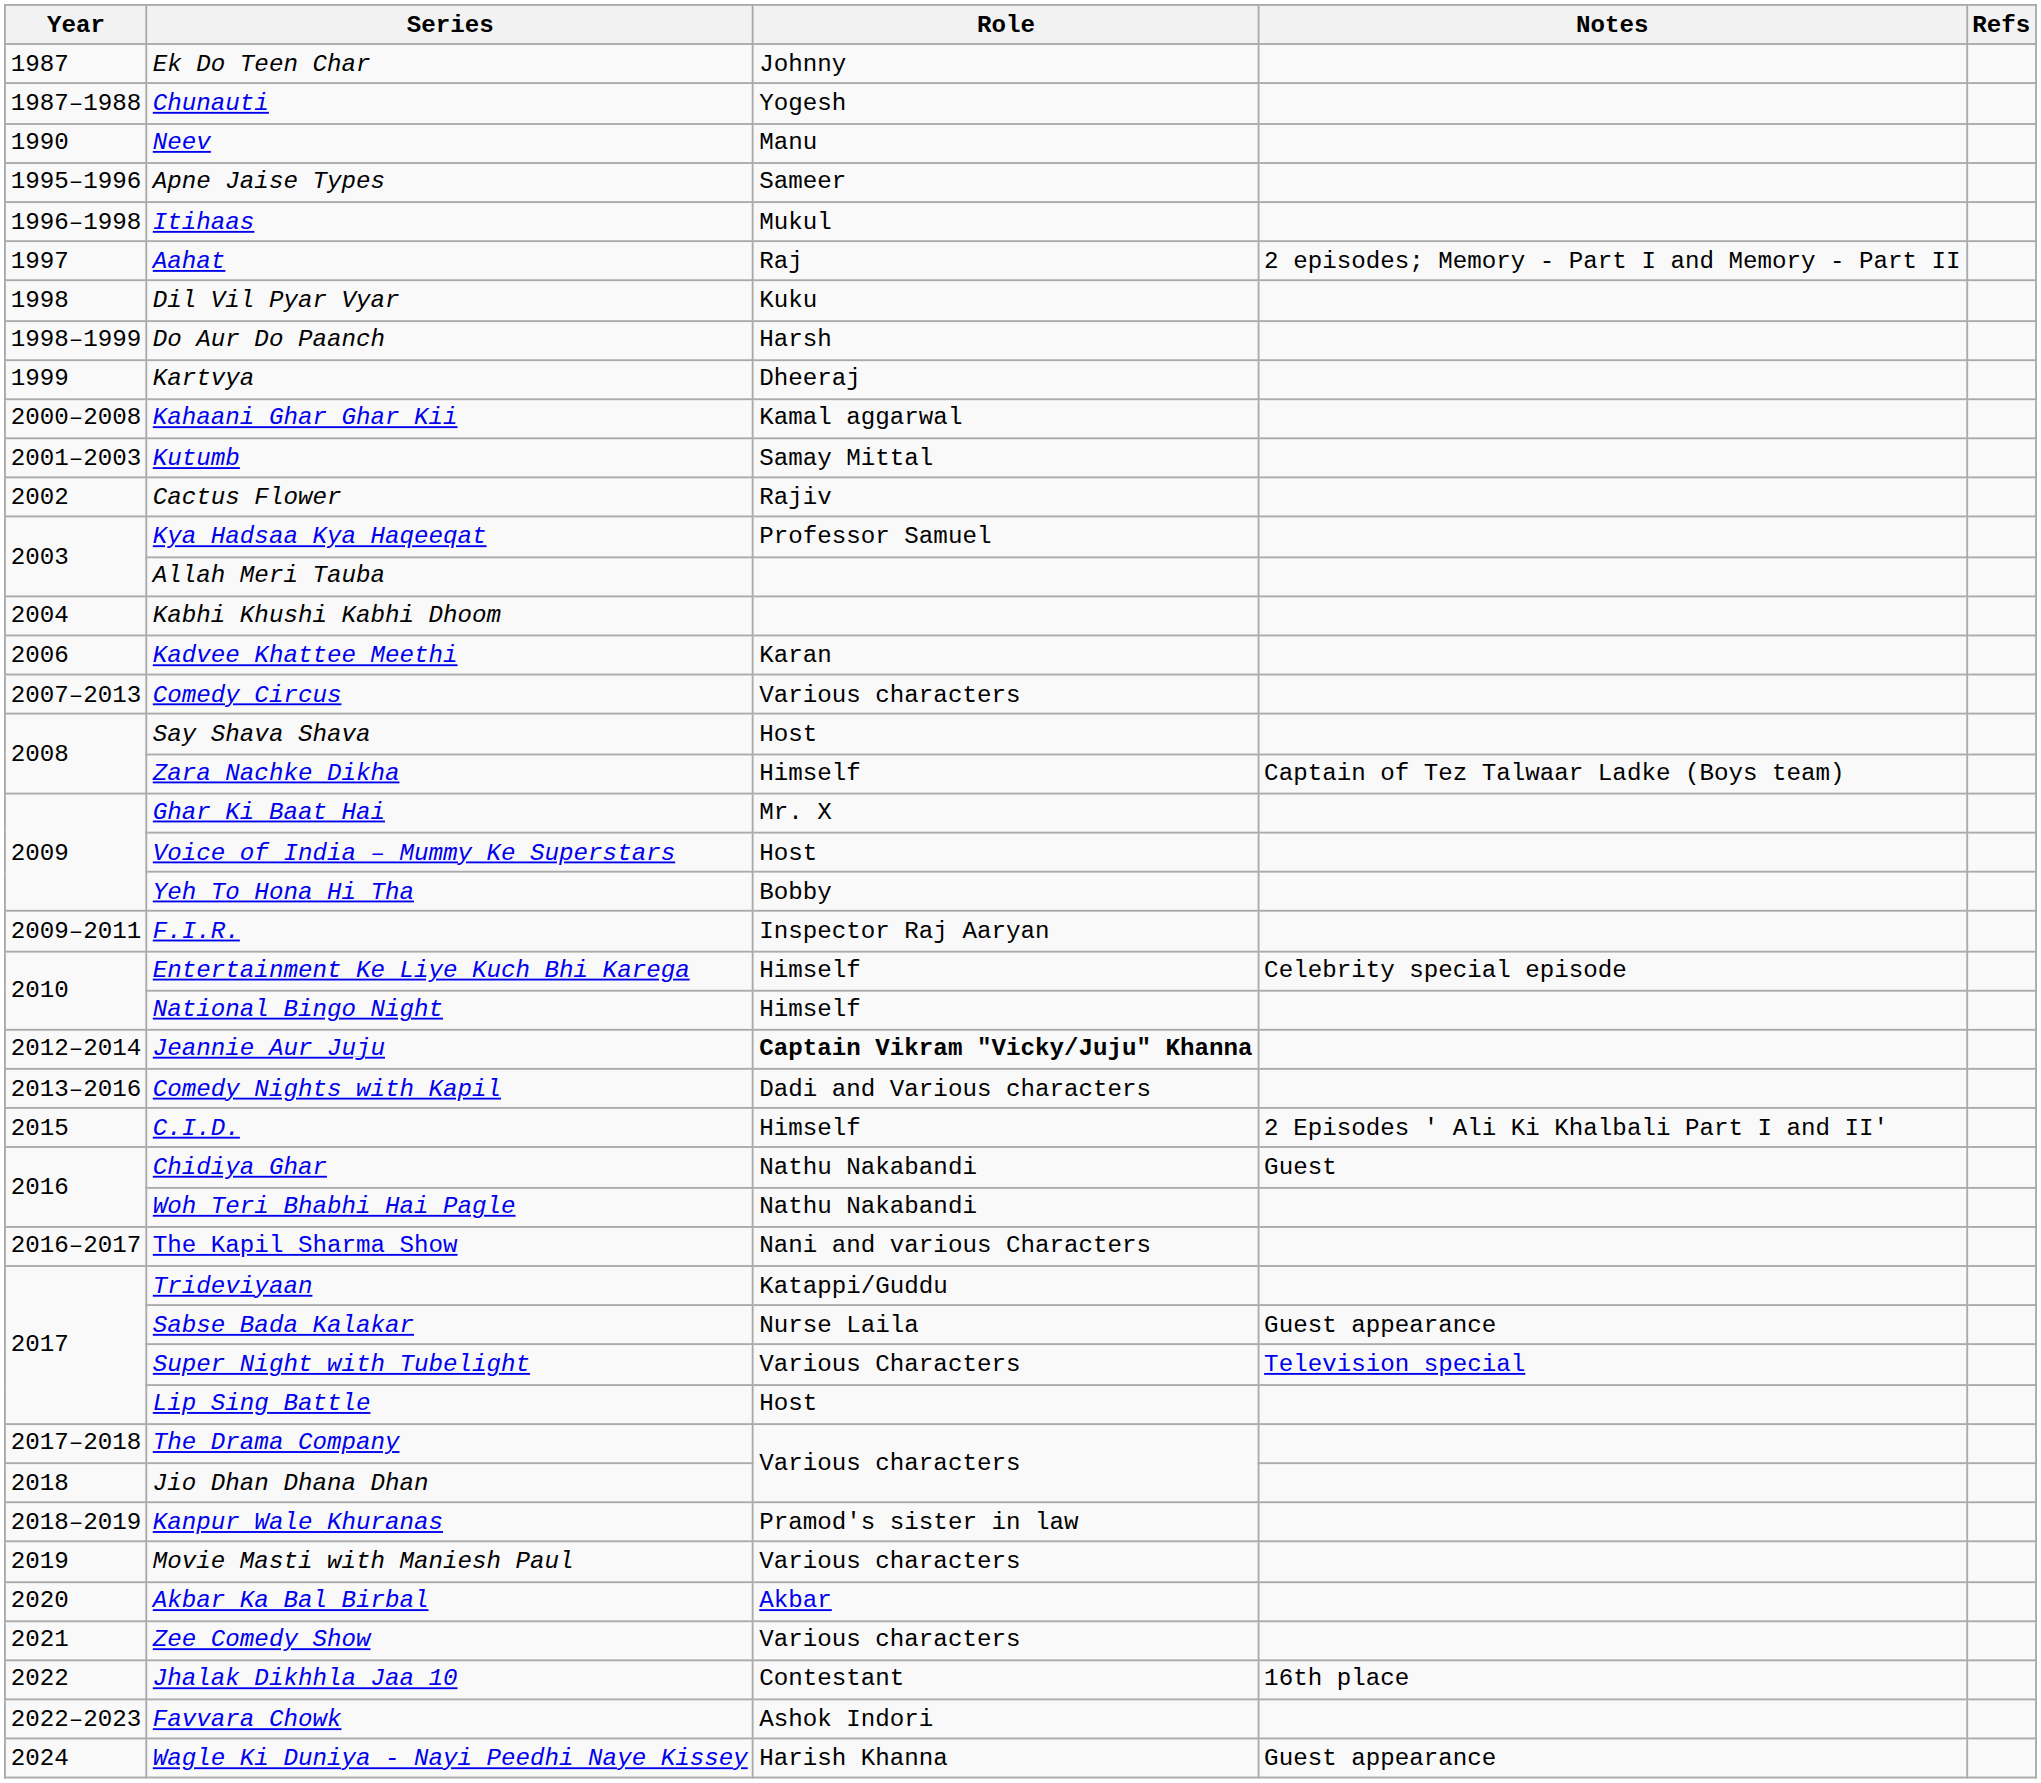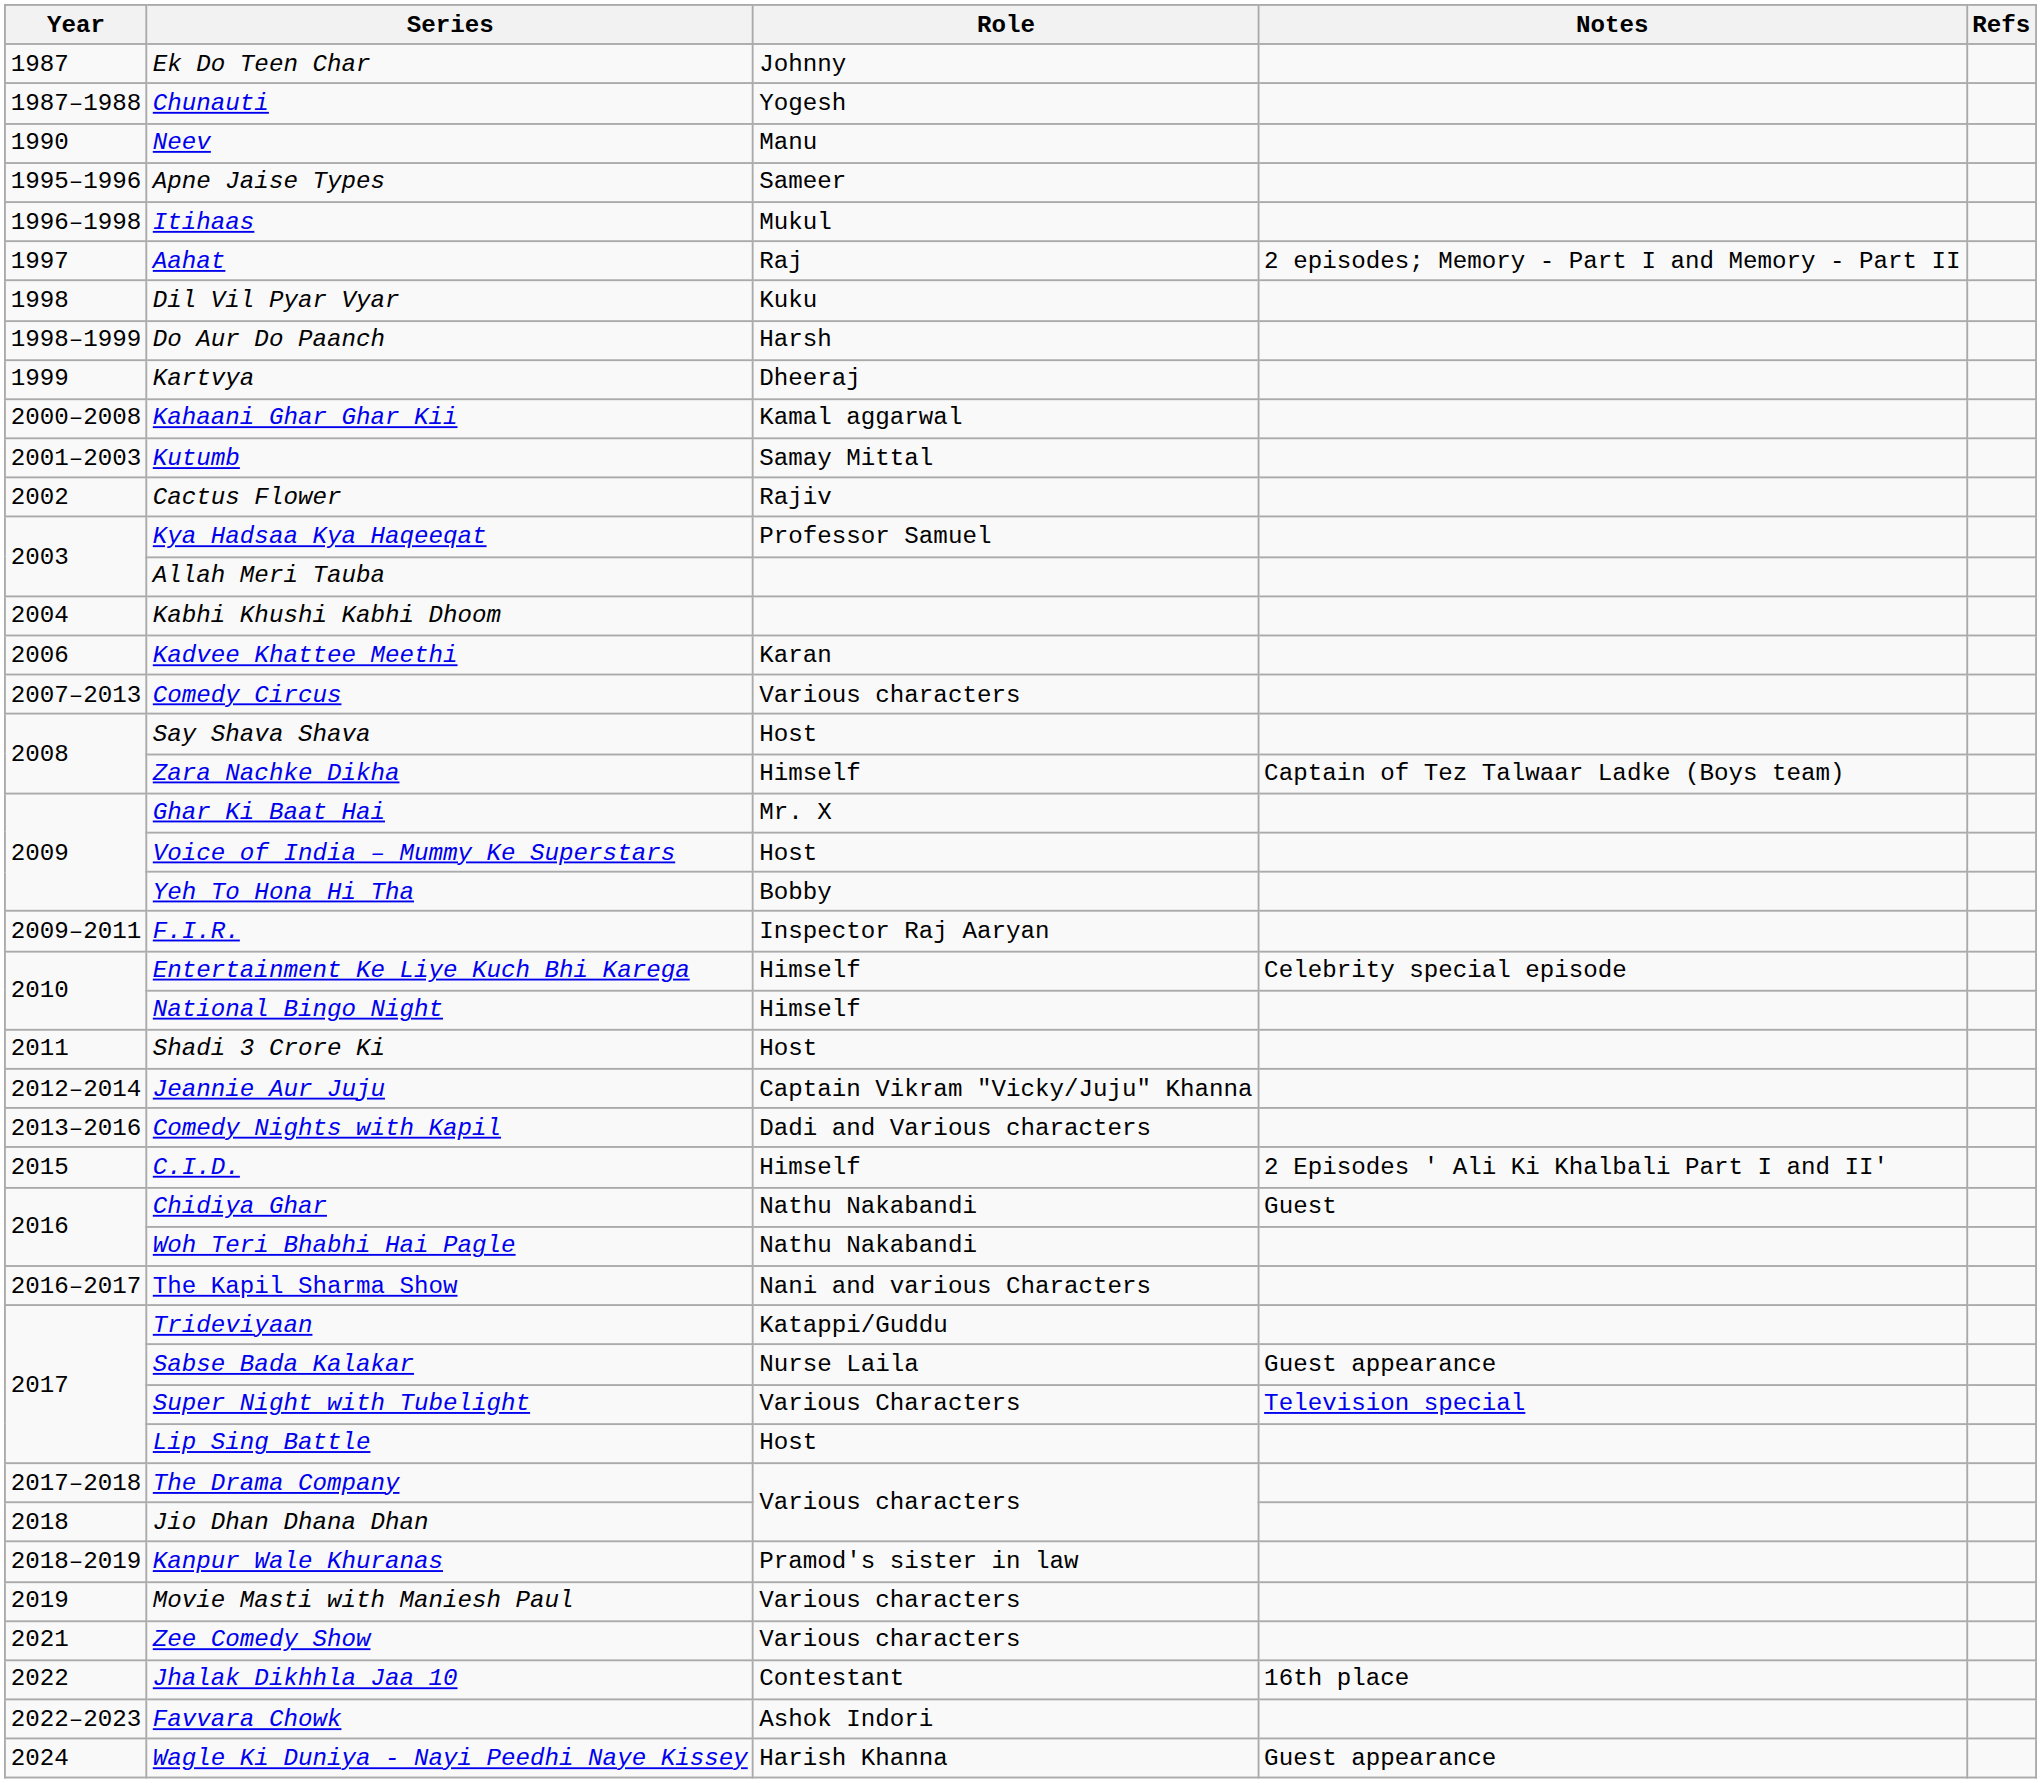+ row: (269, 1049)
(1006, 1049) bold -> (1006, 1089) normal
- row: (291, 1601)
